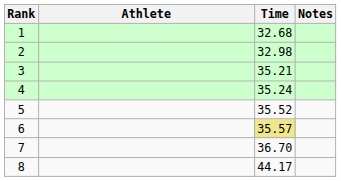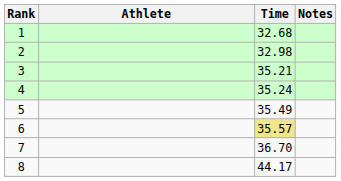(275, 109) 35.52 -> (275, 109) 35.49
